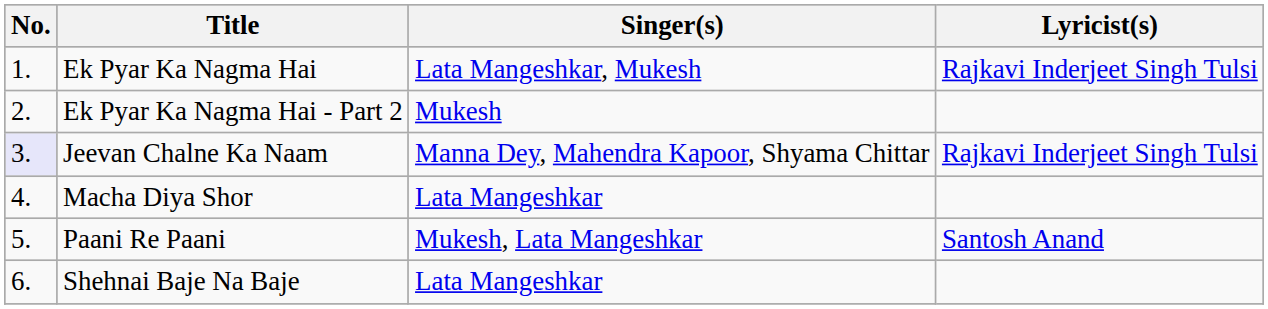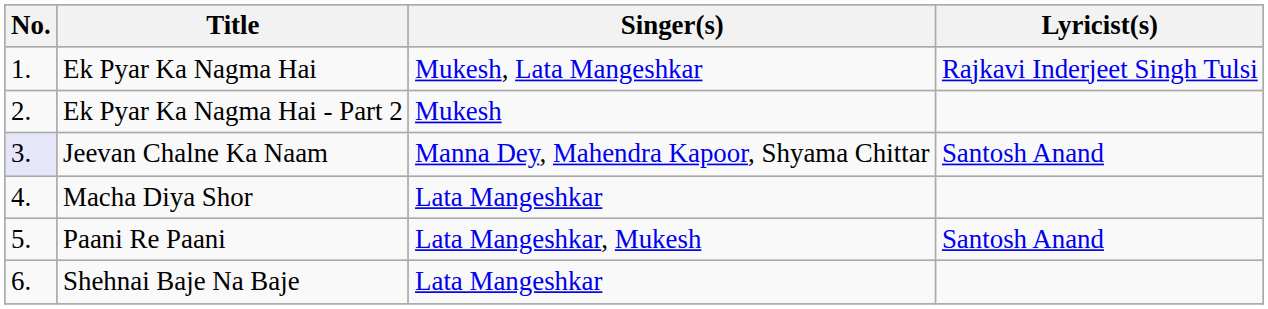(558, 68) Lata Mangeshkar, Mukesh -> (559, 68) Mukesh, Lata Mangeshkar
(1100, 153) Rajkavi Inderjeet Singh Tulsi -> (1023, 153) Santosh Anand
(559, 238) Mukesh, Lata Mangeshkar -> (558, 238) Lata Mangeshkar, Mukesh
